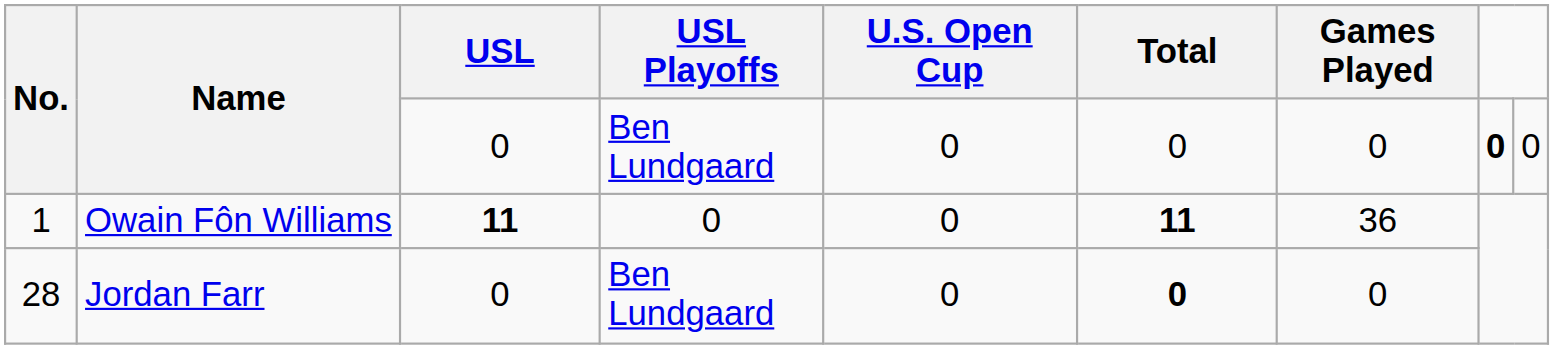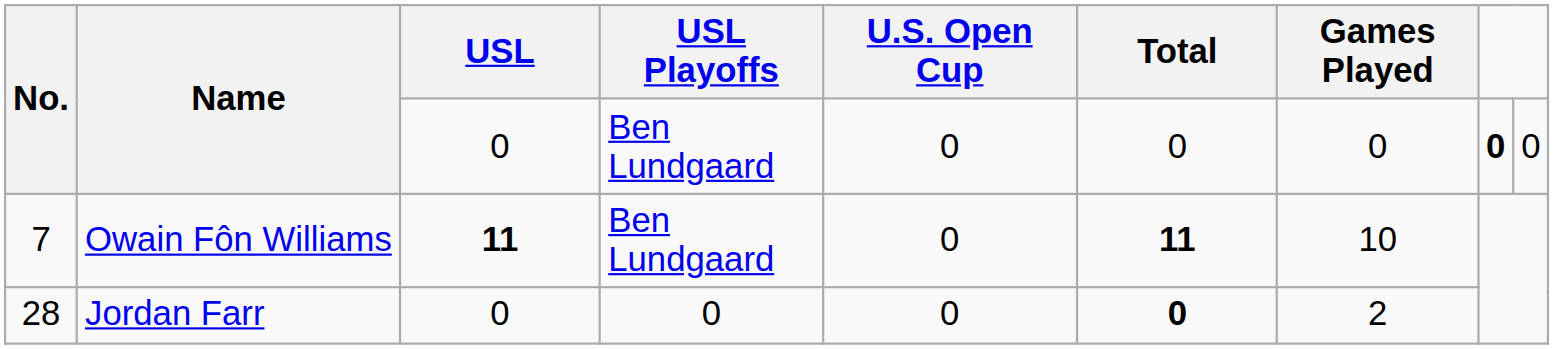(41, 220) 1 -> (41, 239) 7
(711, 220) 0 -> (691, 239) Ben Lundgaard
(1378, 220) 36 -> (1378, 239) 10
(691, 294) Ben Lundgaard -> (711, 314) 0
(1378, 294) 0 -> (1378, 314) 2
